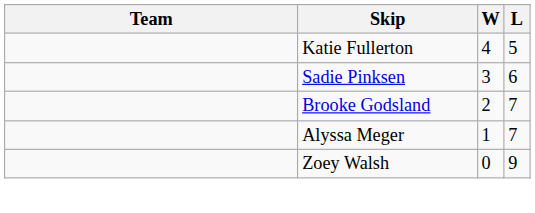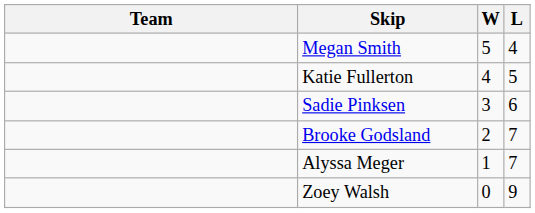+ row: (352, 47)
